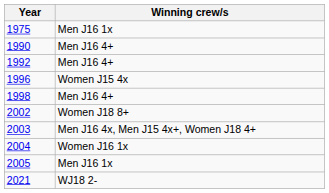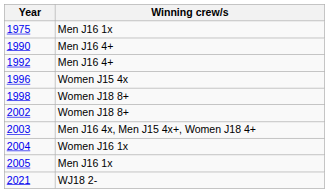(86, 96) Men J16 4+ -> (93, 96) Women J18 8+
